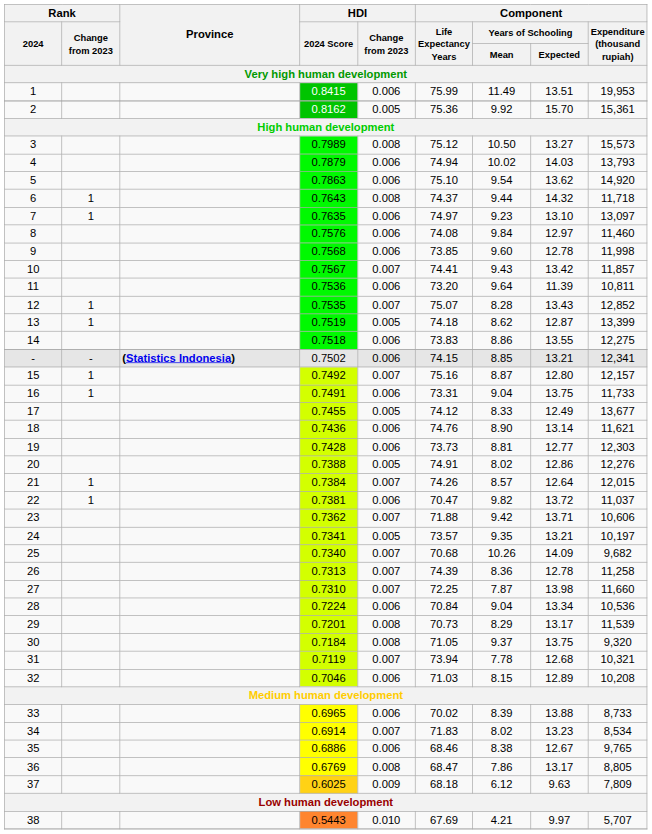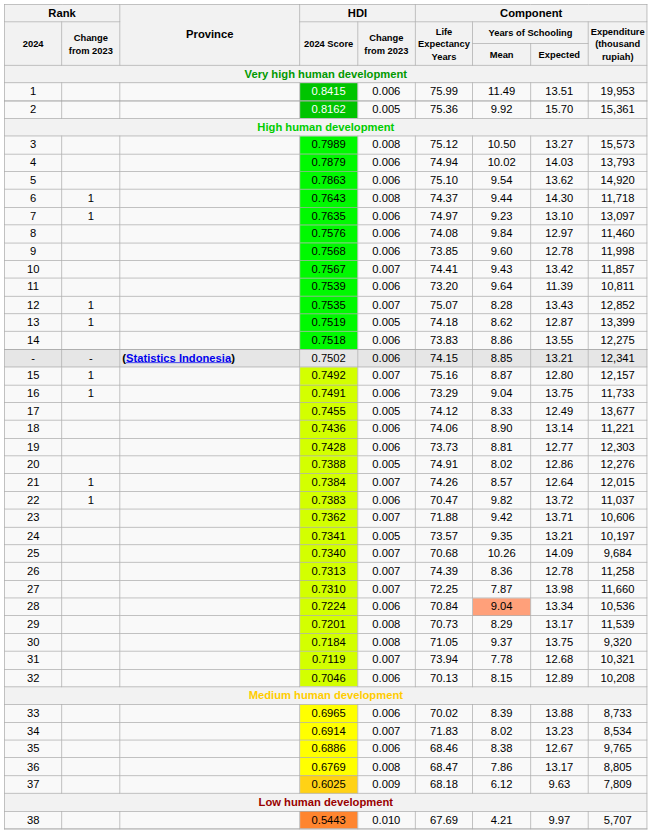(559, 198) 14.32 -> (559, 198) 14.30
(329, 287) 0.7536 -> (329, 287) 0.7539
(444, 393) 73.31 -> (444, 393) 73.29
(444, 429) 74.76 -> (444, 429) 74.06
(618, 429) 11,621 -> (618, 429) 11,221
(329, 500) 0.7381 -> (329, 500) 0.7383
(618, 553) 9,682 -> (618, 553) 9,684
(502, 606) no background -> (502, 606) lightsalmon background
(444, 678) 71.03 -> (444, 678) 70.13
